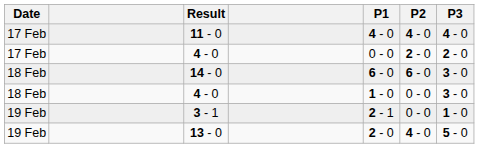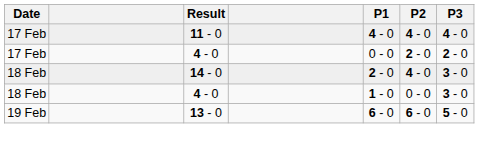(381, 73) 6 - 0 -> (381, 73) 2 - 0
(418, 73) 6 - 0 -> (418, 73) 4 - 0
- row: (27, 113)
(381, 133) 2 - 0 -> (381, 113) 6 - 0
(418, 133) 4 - 0 -> (418, 113) 6 - 0
